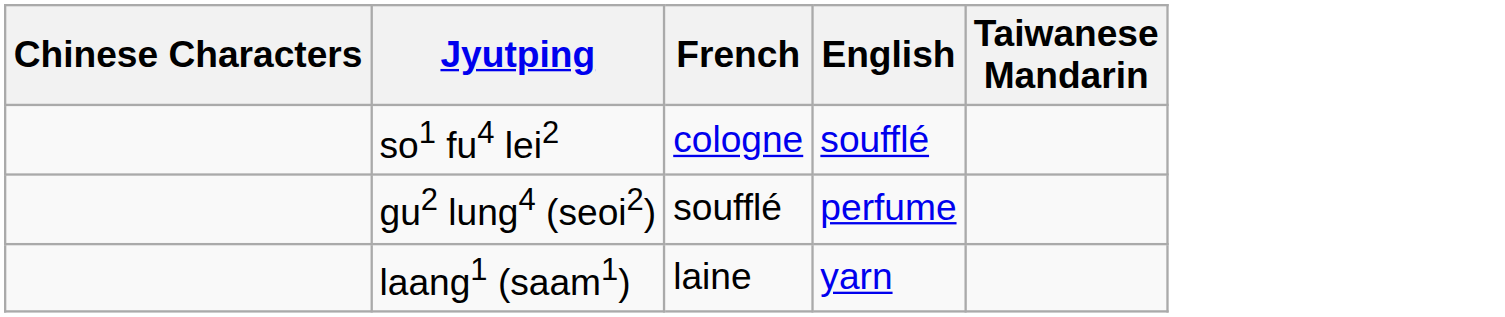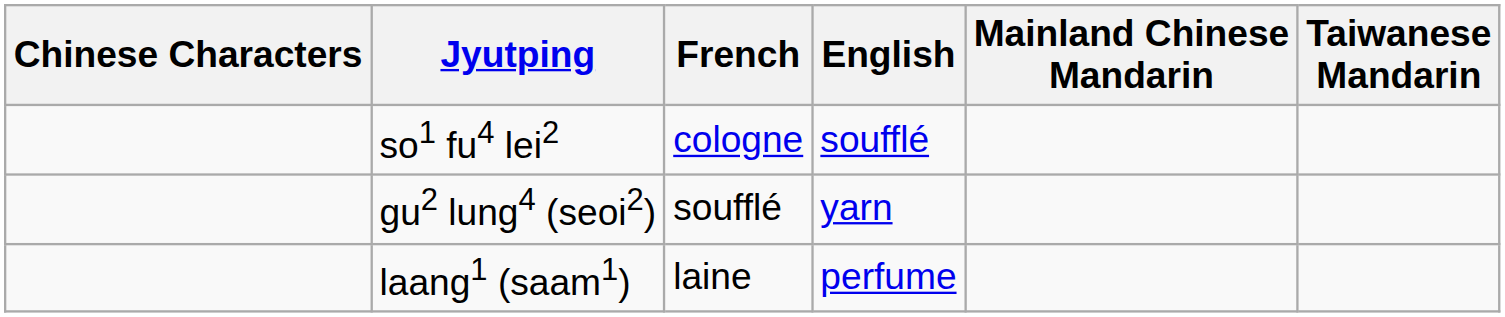+ column: (1131, 54)
(888, 208) perfume -> (856, 208) yarn
(856, 277) yarn -> (888, 277) perfume
